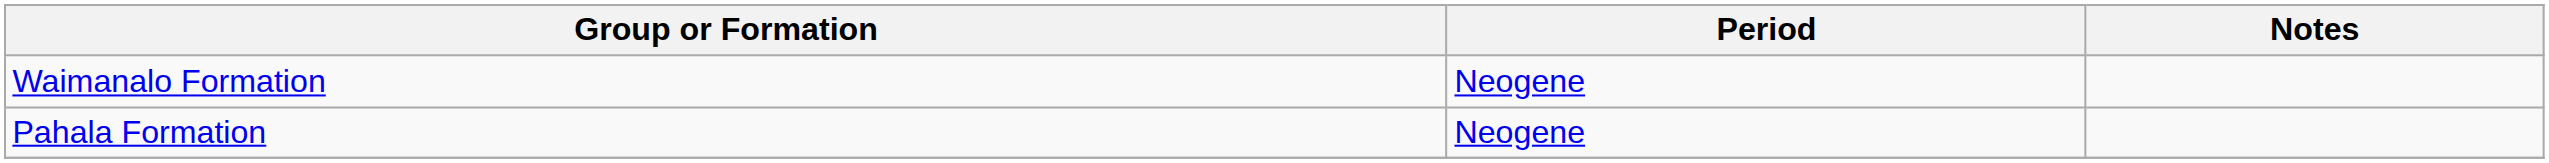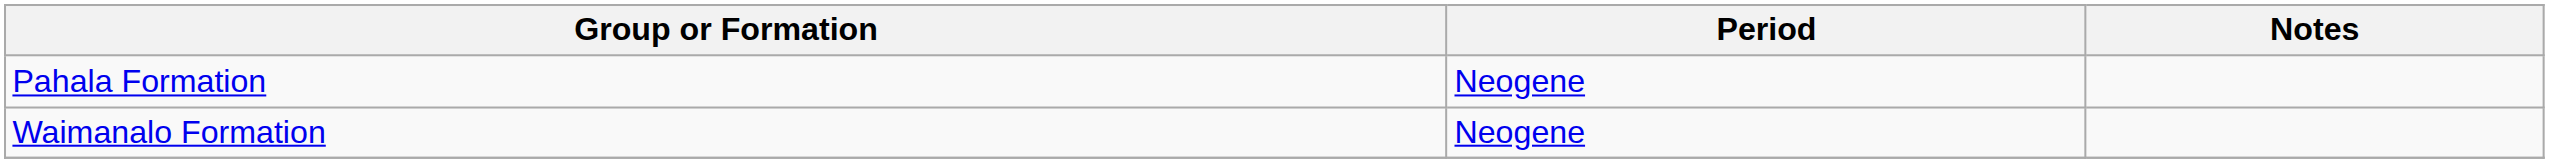rows swapped: (139, 132) <-> (169, 81)
